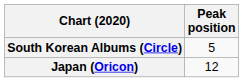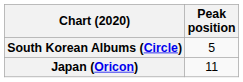(212, 67) 12 -> (212, 67) 11
